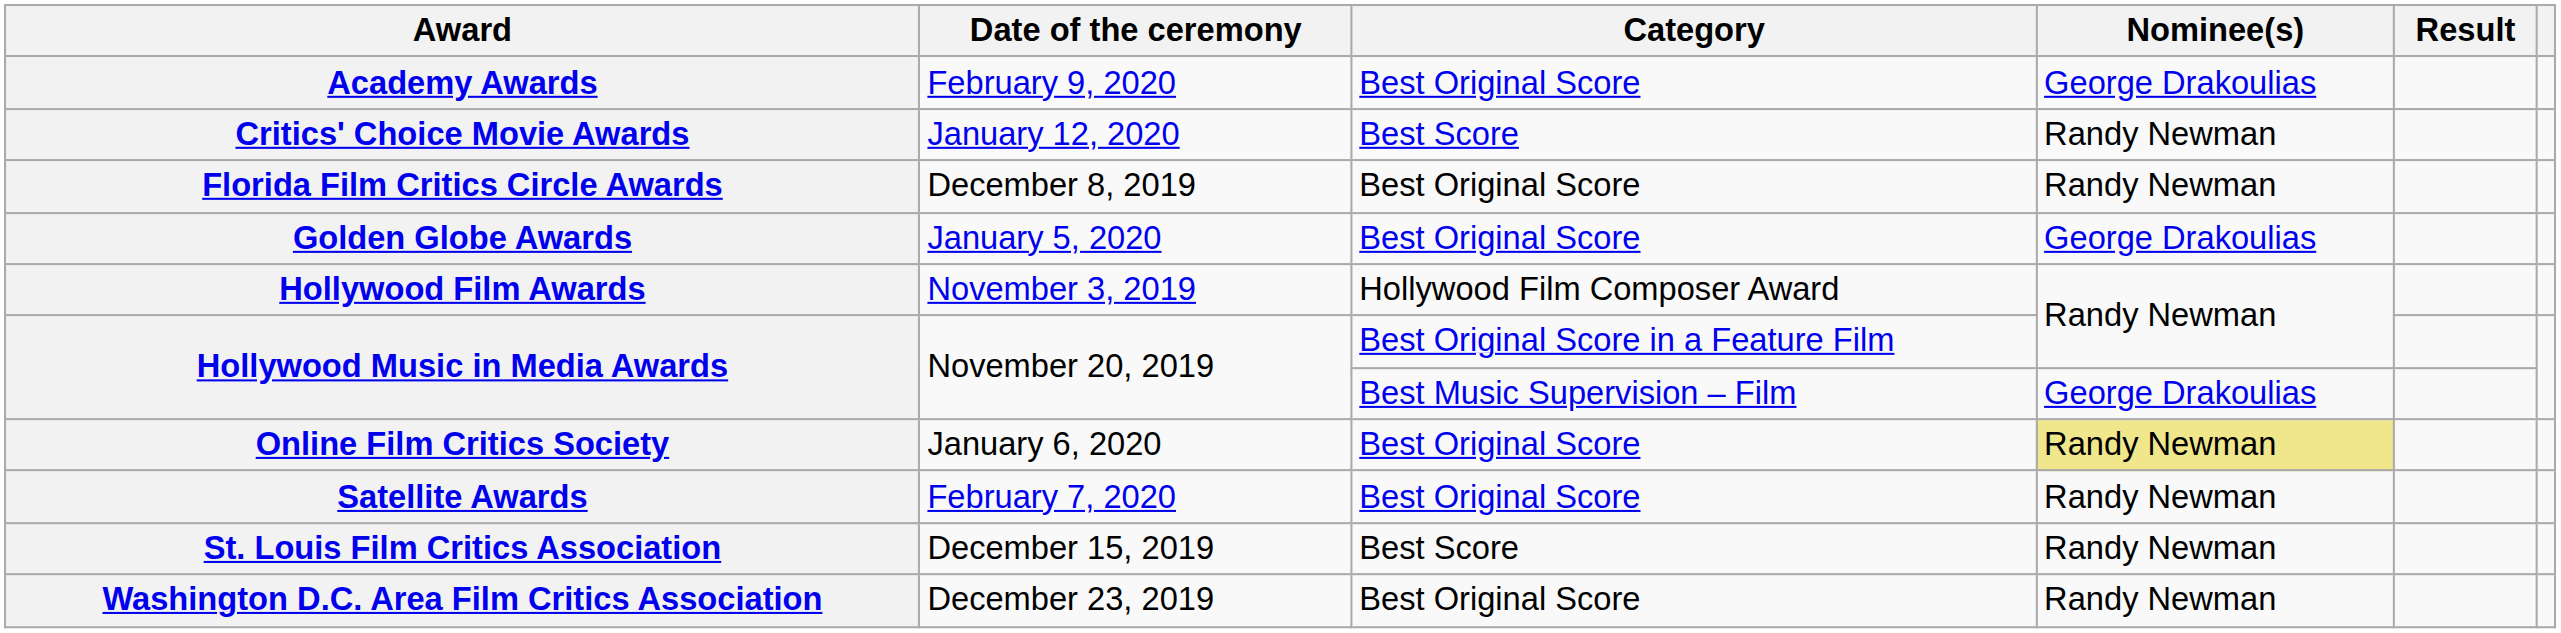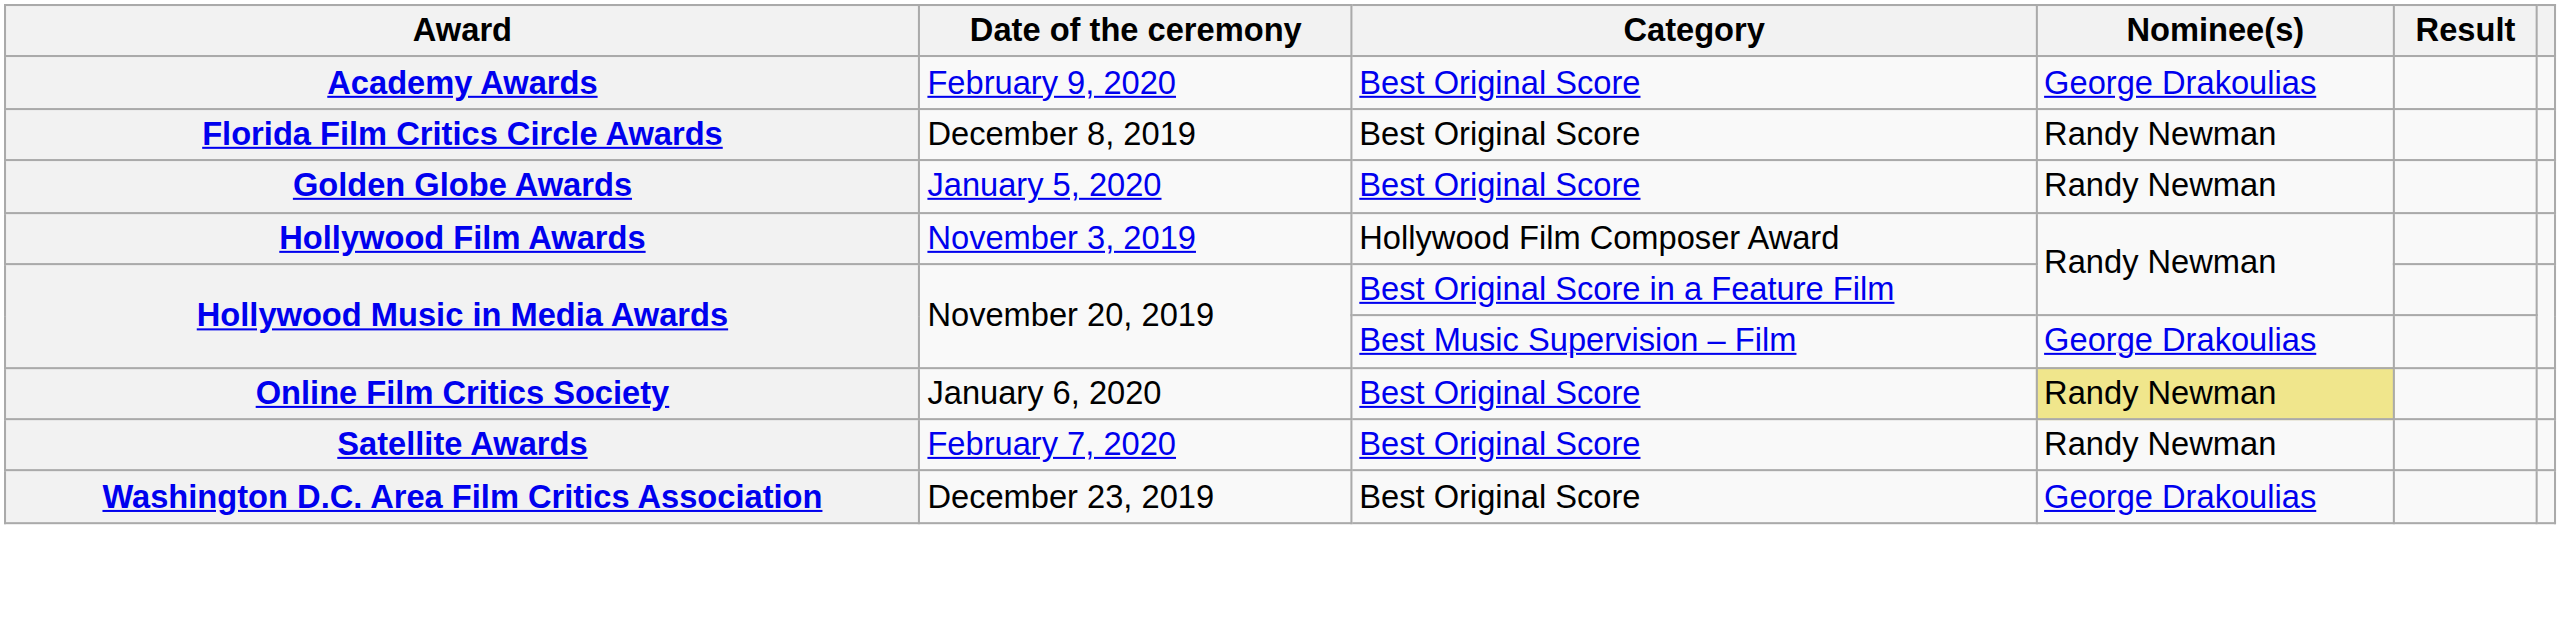- row: (462, 133)
(2180, 237) George Drakoulias -> (2160, 185) Randy Newman
- row: (462, 548)
(2160, 599) Randy Newman -> (2180, 496) George Drakoulias
